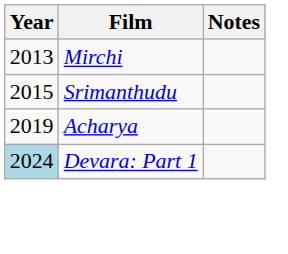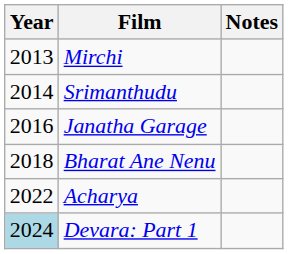(32, 91) 2015 -> (32, 91) 2014
+ row: (135, 126)
+ row: (140, 160)
(32, 126) 2019 -> (32, 195) 2022
